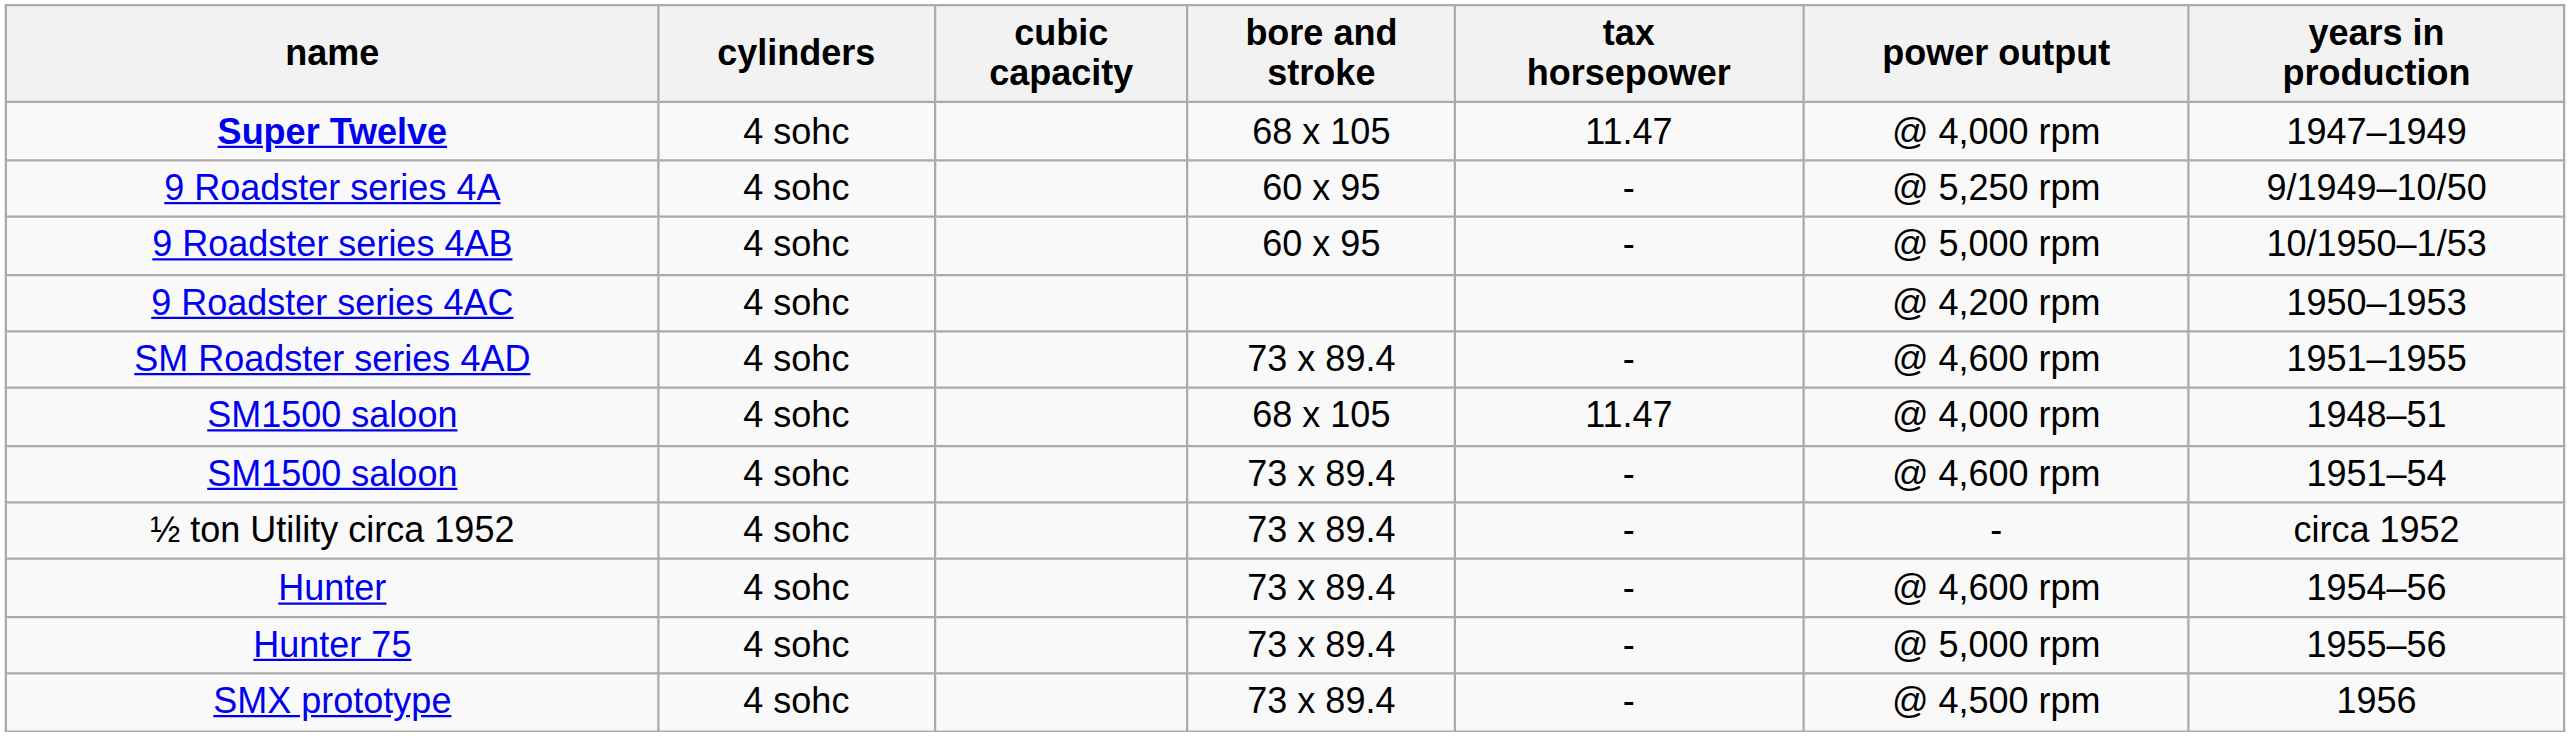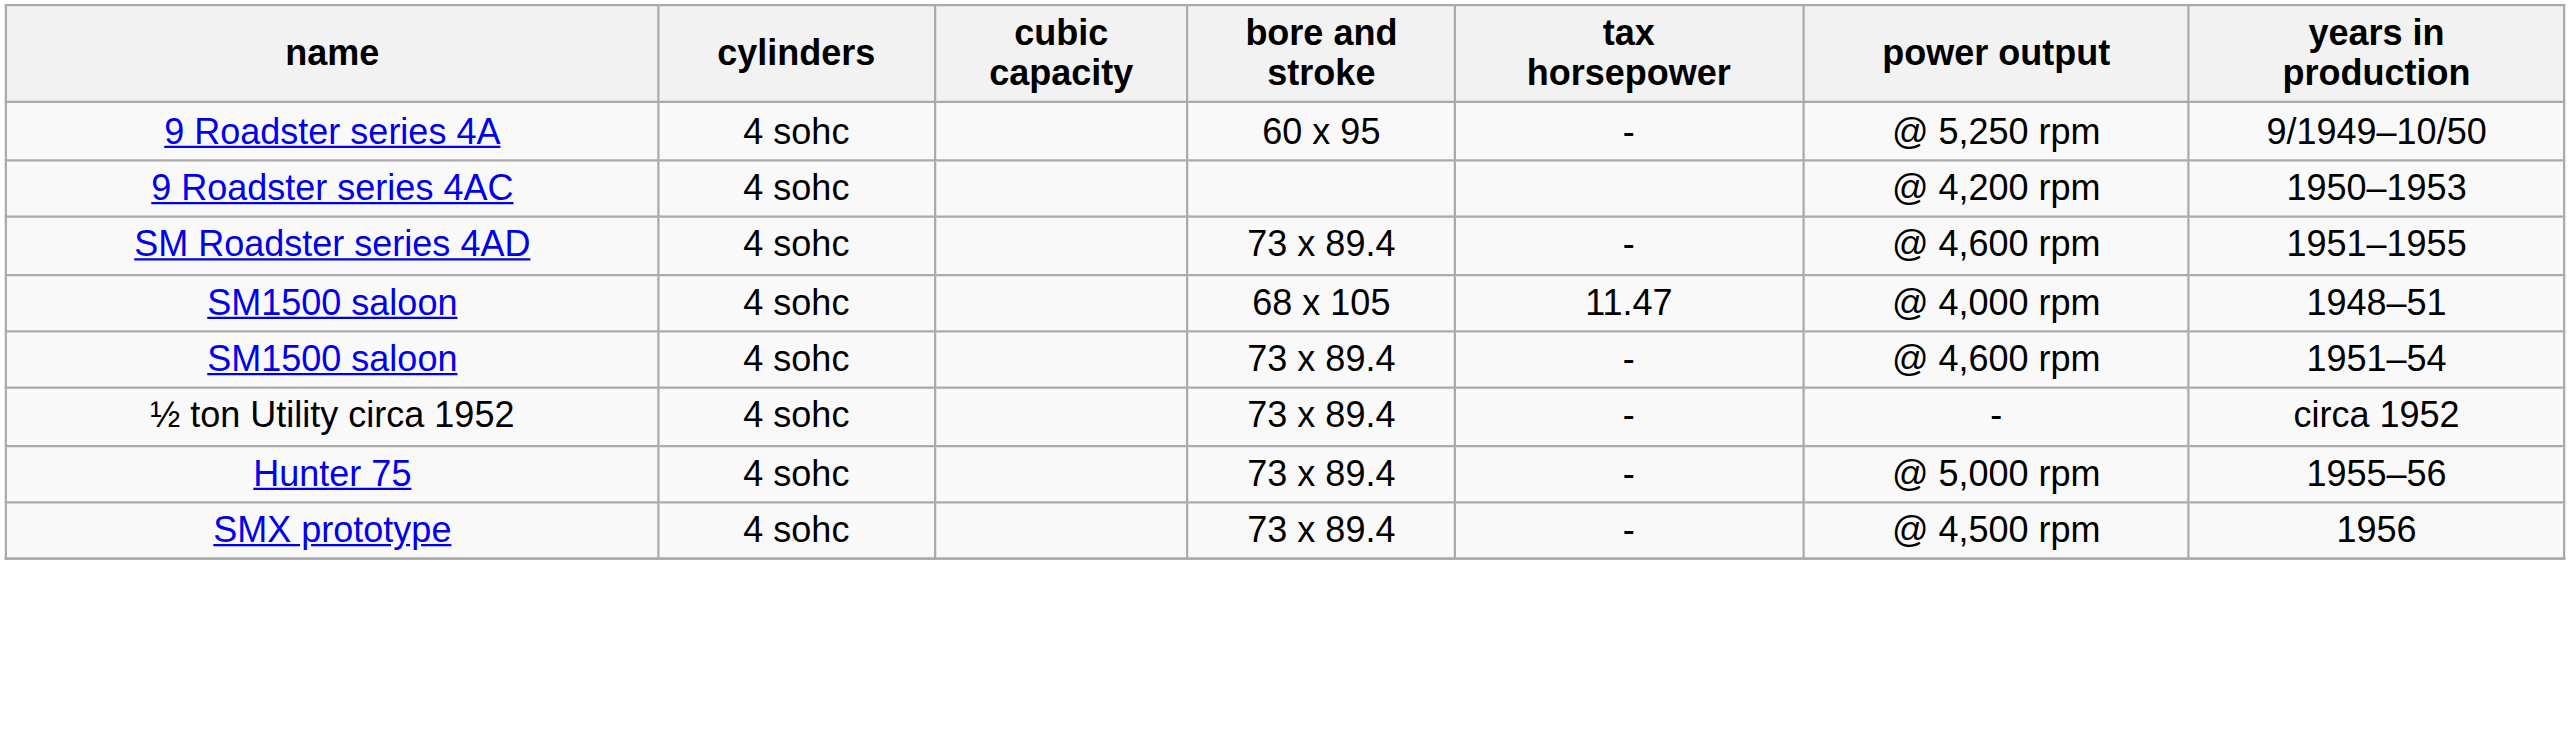- row: (332, 130)
- row: (332, 244)
- row: (332, 587)
